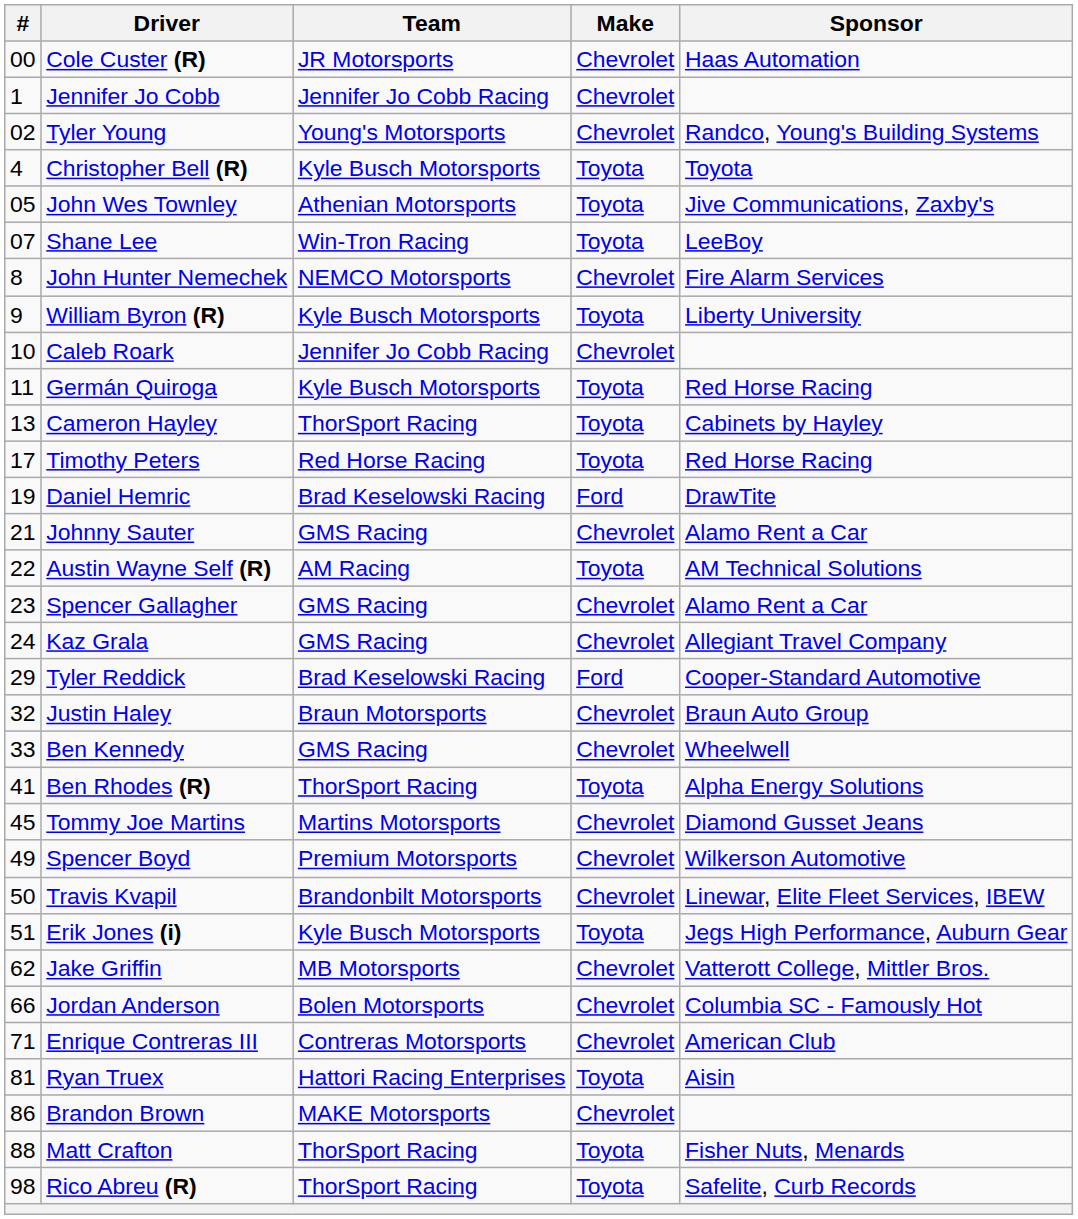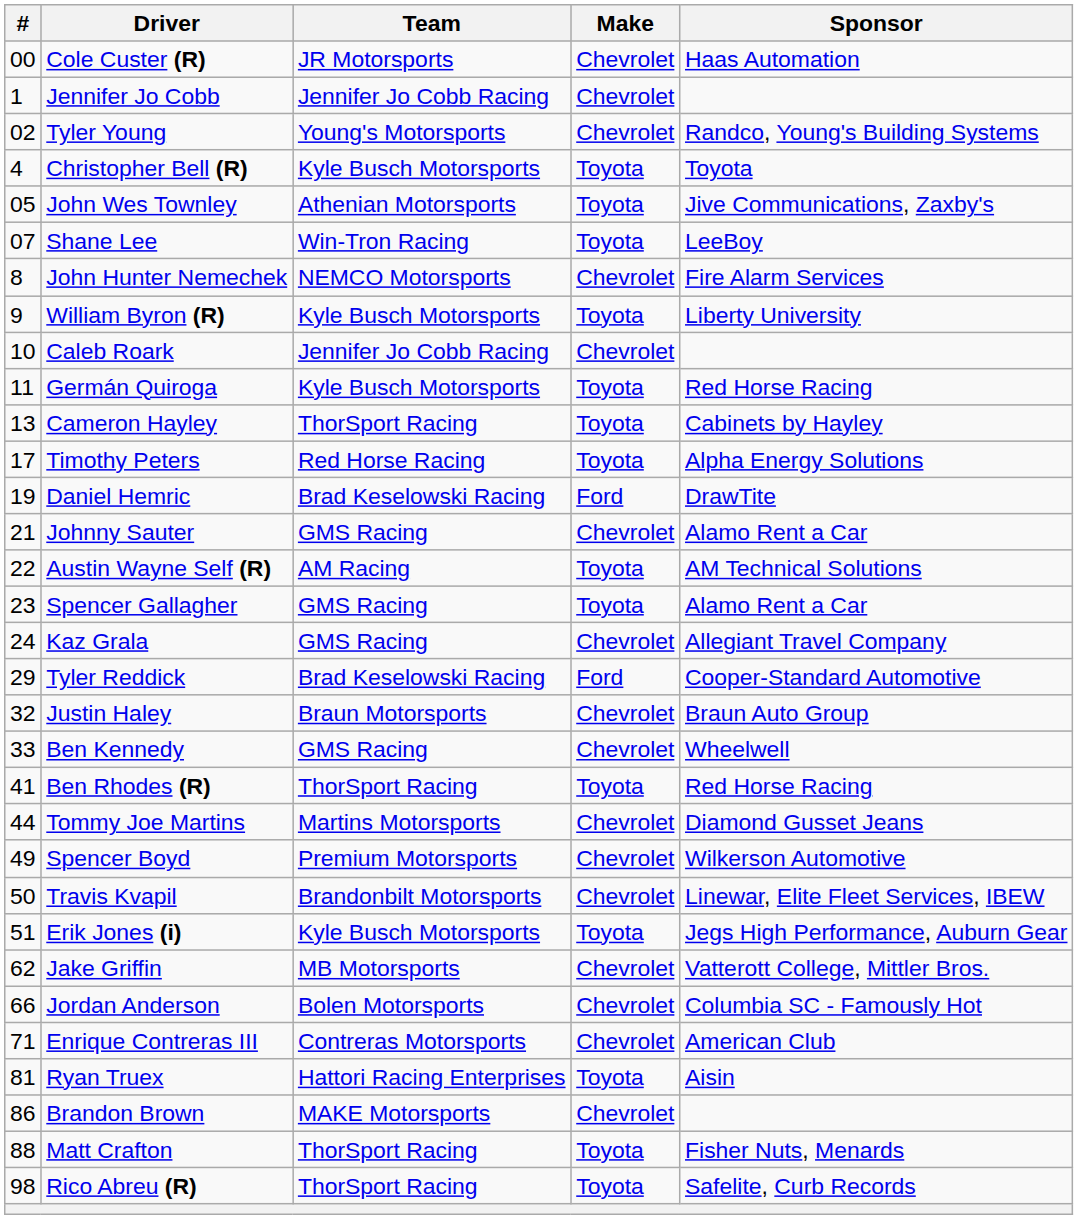(779, 459) Red Horse Racing -> (804, 459) Alpha Energy Solutions
(625, 604) Chevrolet -> (610, 604) Toyota
(804, 786) Alpha Energy Solutions -> (779, 786) Red Horse Racing
(23, 822) 45 -> (23, 822) 44
